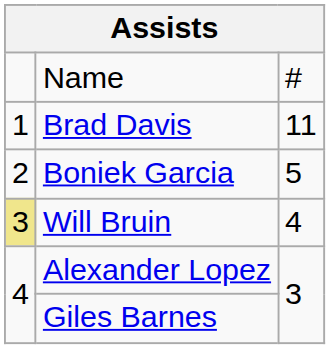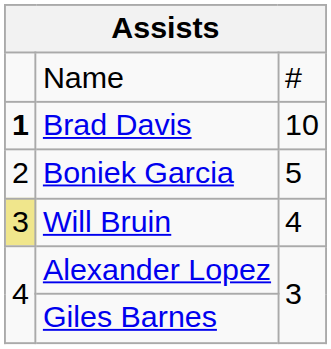(20, 125) normal -> (20, 125) bold
(301, 125) 11 -> (302, 125) 10
